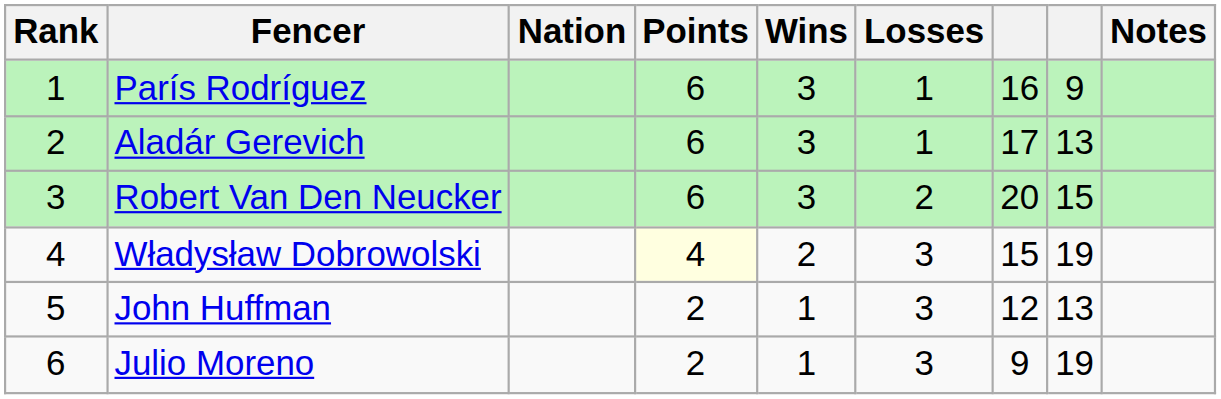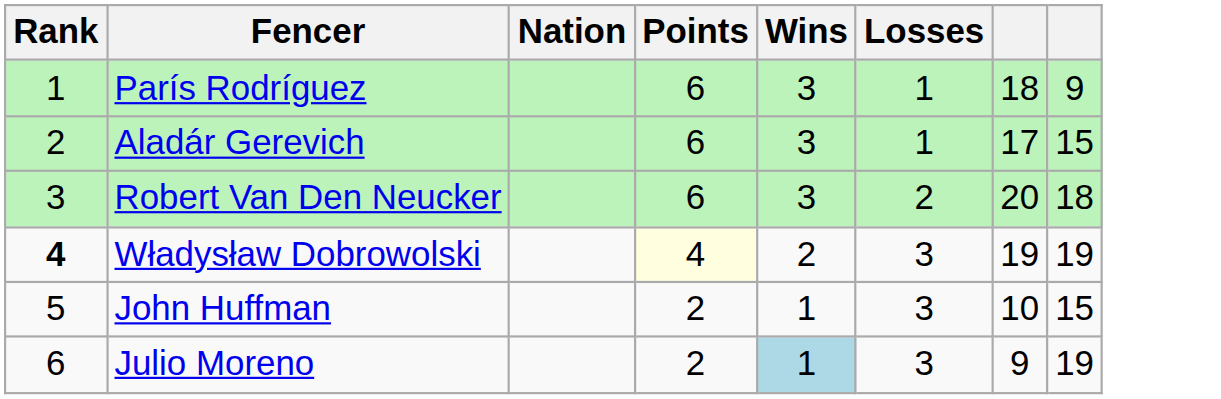- column: (1159, 32)
(1020, 87) 16 -> (1020, 87) 18
(1075, 142) 13 -> (1075, 142) 15
(1075, 198) 15 -> (1075, 198) 18
(56, 253) normal -> (56, 253) bold
(1020, 253) 15 -> (1020, 253) 19
(1020, 308) 12 -> (1020, 308) 10
(1075, 308) 13 -> (1075, 308) 15
(806, 364) no background -> (806, 364) lightblue background
